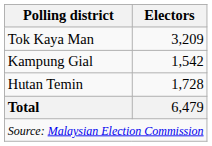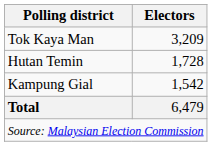rows swapped: (45, 84) <-> (50, 61)
